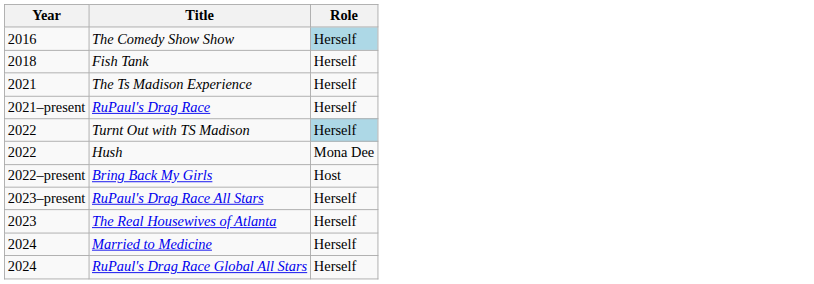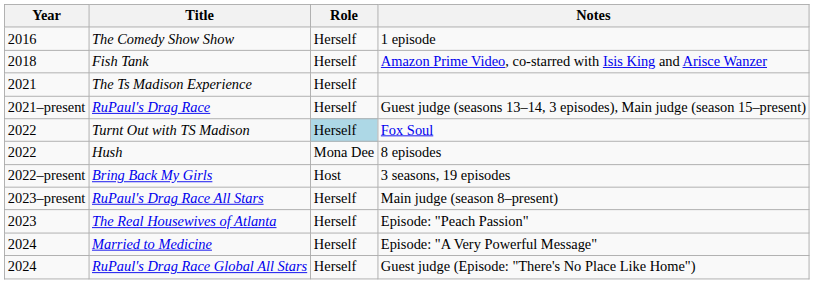+ column: (593, 15)
(335, 38) lightblue background -> (335, 38) no background
